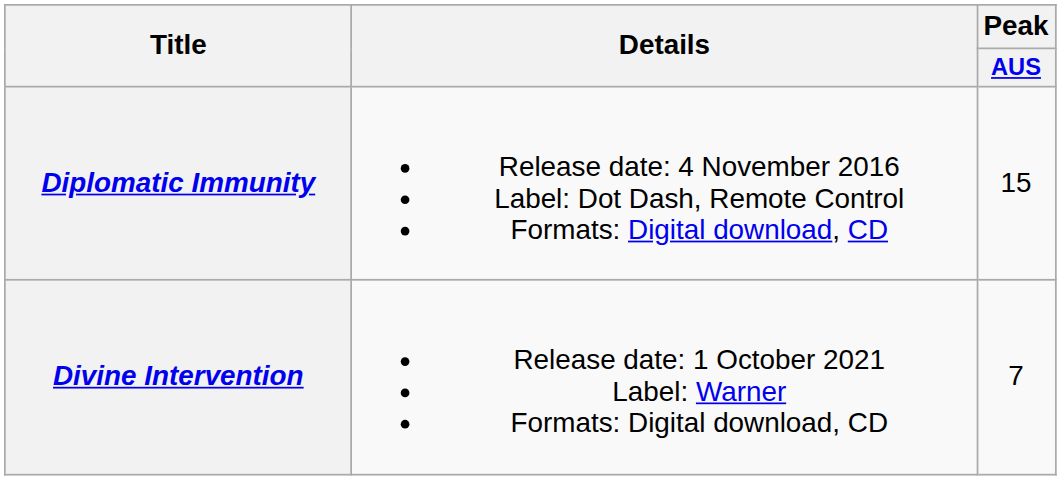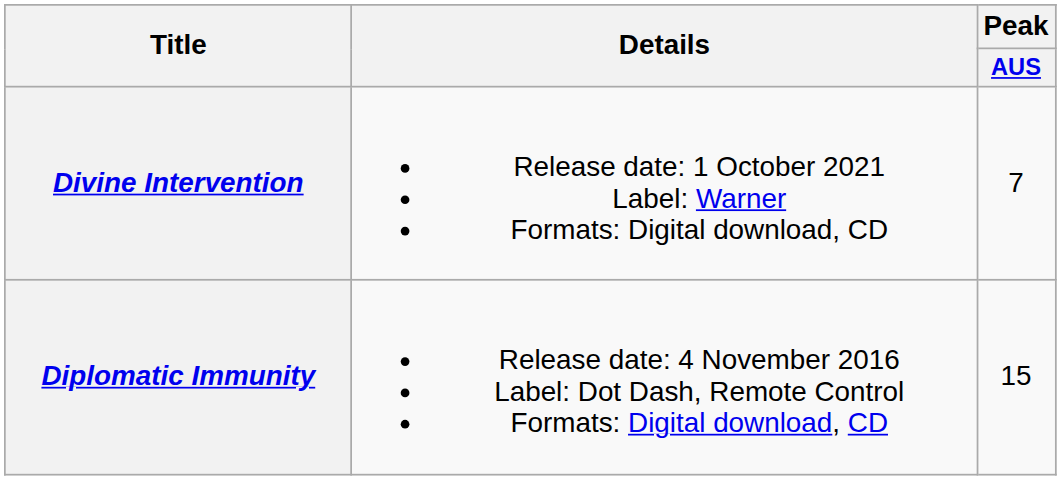rows swapped: (178, 182) <-> (178, 376)
